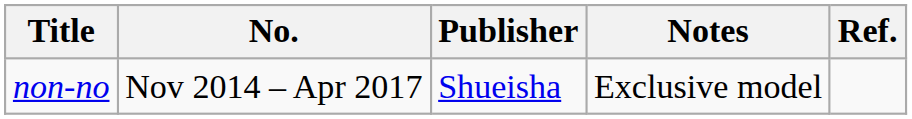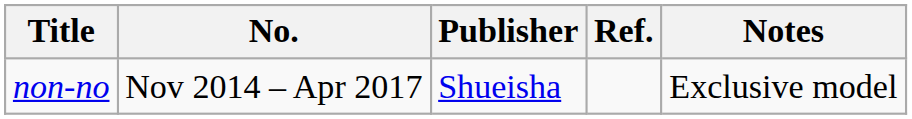columns swapped: (708, 31) <-> (868, 31)
